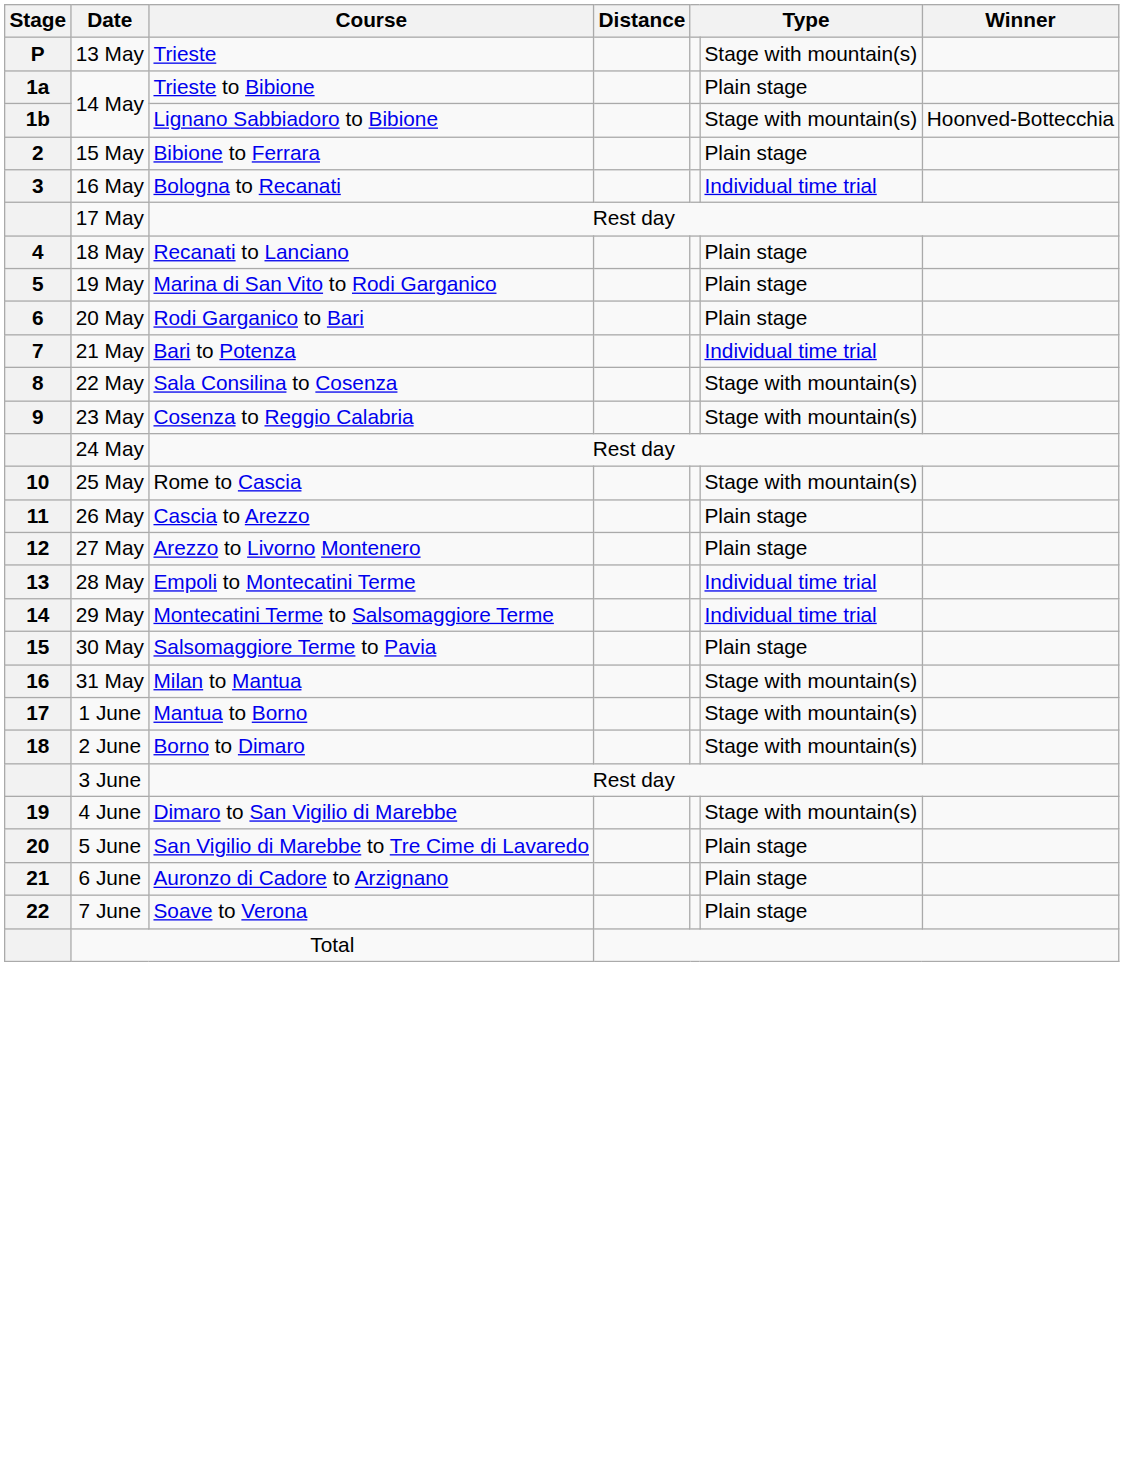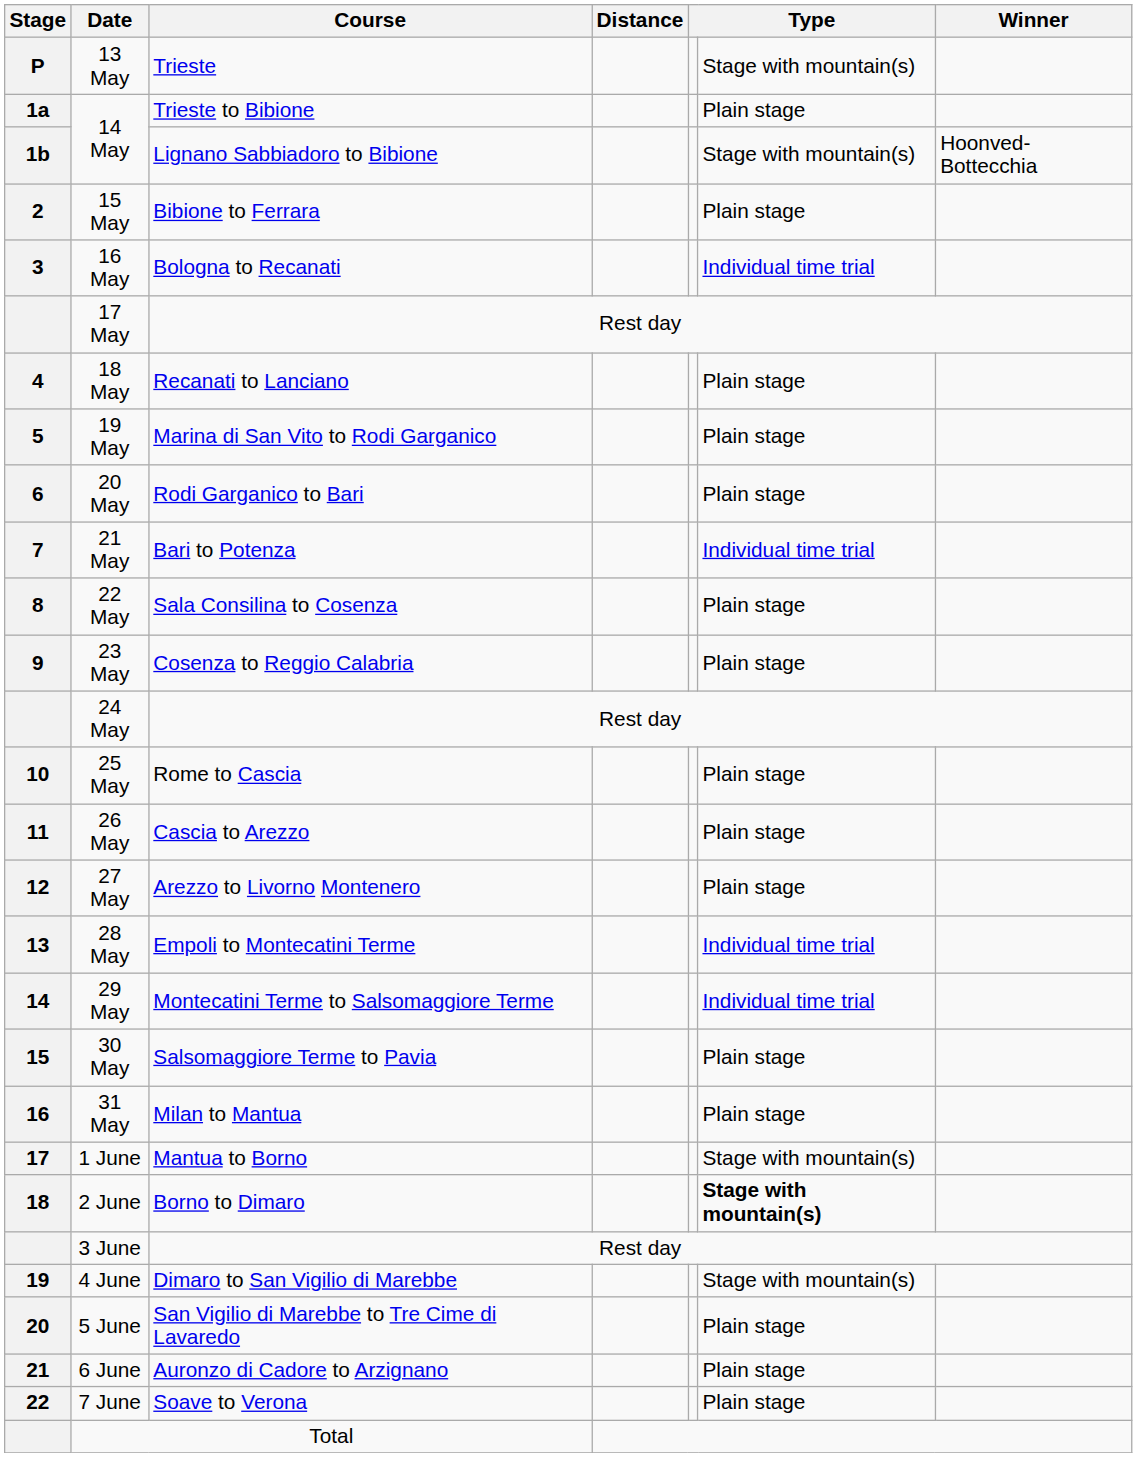(811, 383) Stage with mountain(s) -> (754, 606) Plain stage
(811, 416) Stage with mountain(s) -> (754, 662) Plain stage
(811, 482) Stage with mountain(s) -> (754, 775) Plain stage
(811, 680) Stage with mountain(s) -> (754, 1113) Plain stage
(811, 746) normal -> (762, 1203) bold
